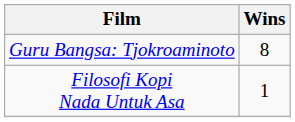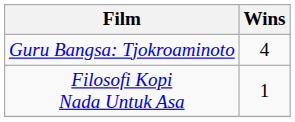(264, 49) 8 -> (264, 49) 4
